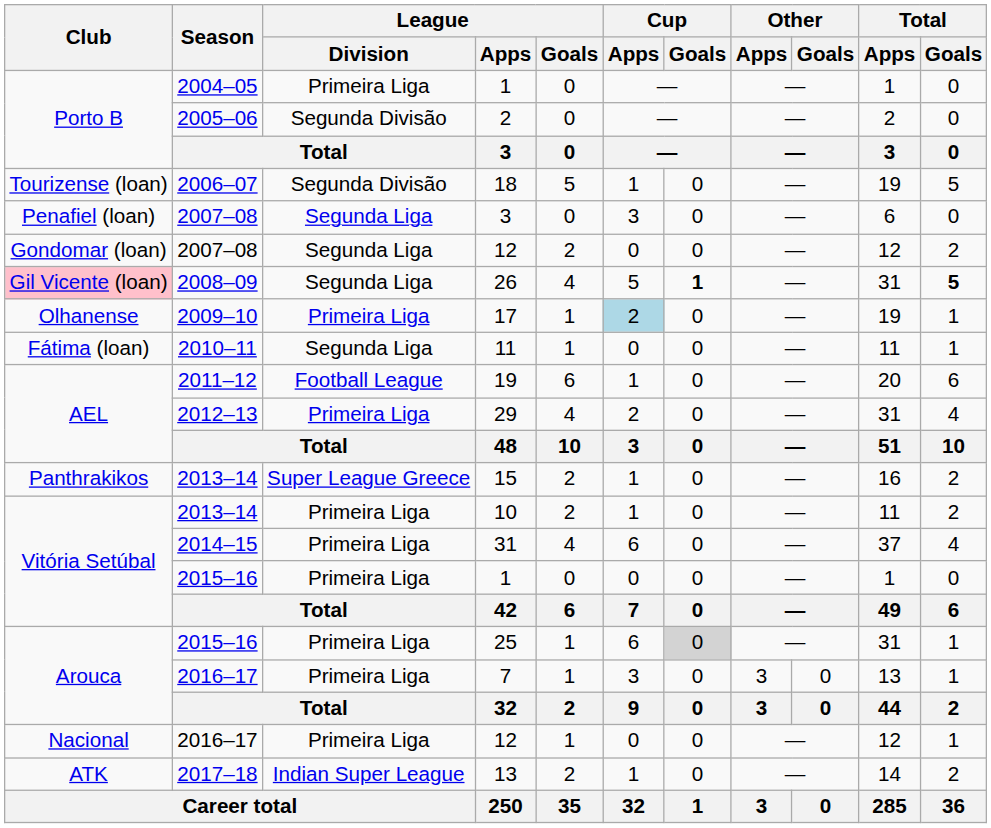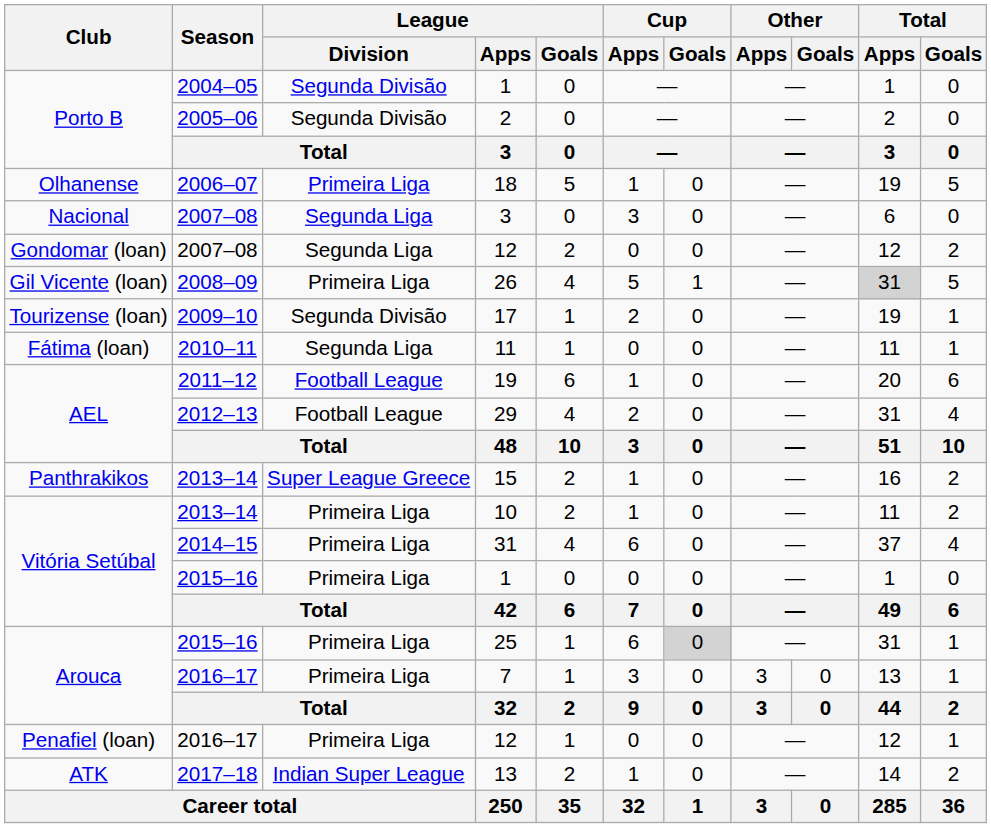(369, 86) Primeira Liga -> (369, 86) Segunda Divisão
(89, 184) Tourizense (loan) -> (89, 184) Olhanense
(369, 184) Segunda Divisão -> (369, 184) Primeira Liga
(89, 217) Penafiel (loan) -> (89, 217) Nacional
(89, 282) pink background -> (89, 282) no background
(369, 282) Segunda Liga -> (369, 282) Primeira Liga
(698, 282) bold -> (698, 282) normal
(890, 282) no background -> (890, 282) lightgrey background
(954, 282) bold -> (954, 282) normal
(89, 315) Olhanense -> (89, 315) Tourizense (loan)
(369, 315) Primeira Liga -> (369, 315) Segunda Divisão
(634, 315) lightblue background -> (634, 315) no background
(369, 413) Primeira Liga -> (369, 413) Football League
(89, 741) Nacional -> (89, 741) Penafiel (loan)
